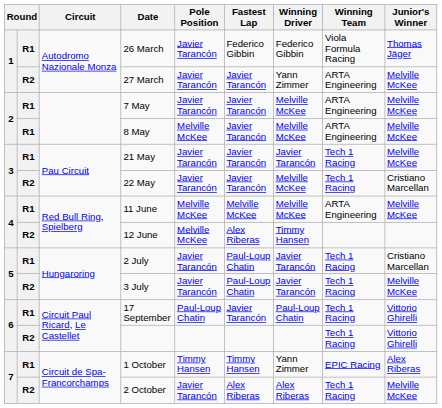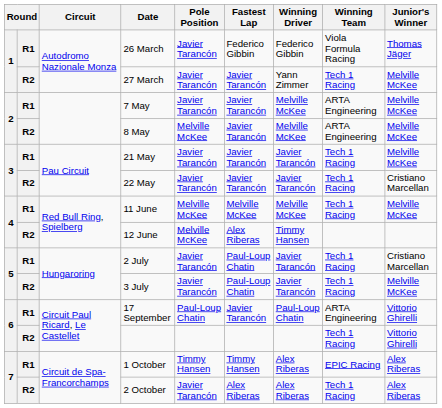(351, 79) ARTA Engineering -> (340, 79) Tech 1 Racing
(28, 131) R1 -> (28, 131) R2
(292, 183) Melville McKee -> (296, 183) Javier Tarancón
(351, 209) ARTA Engineering -> (340, 209) Tech 1 Racing
(340, 312) Tech 1 Racing -> (351, 312) ARTA Engineering
(292, 364) Yann Zimmer -> (292, 364) Alex Riberas
(403, 390) Melville McKee -> (404, 390) Alex Riberas
